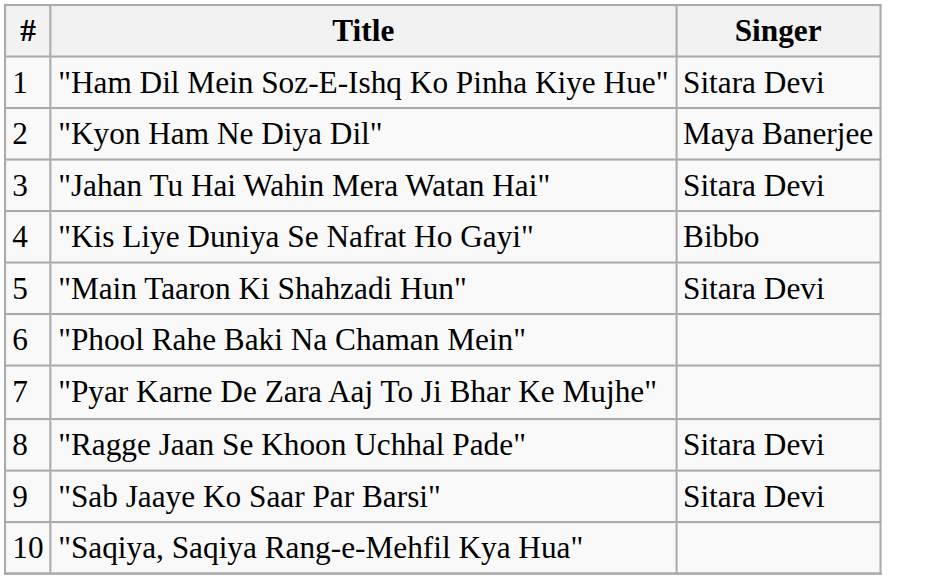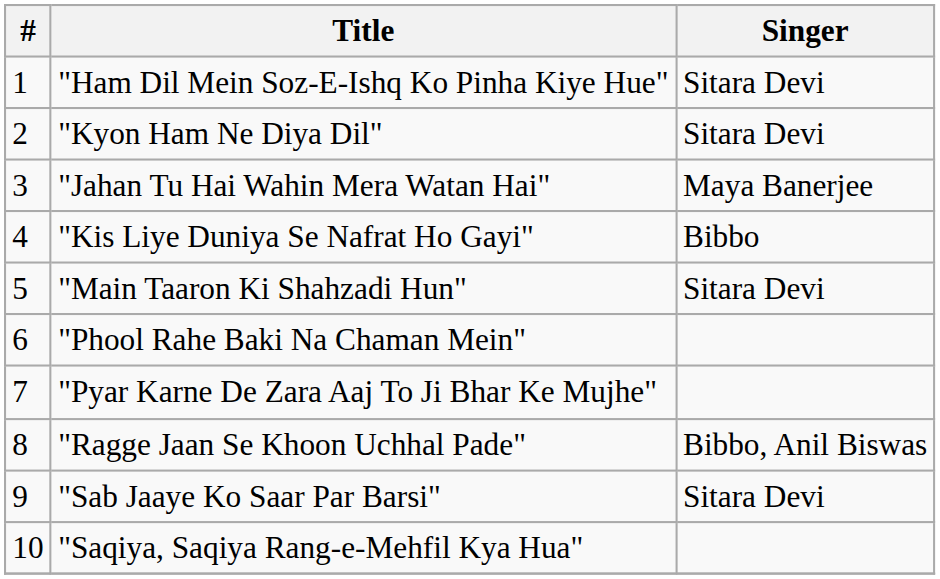(778, 133) Maya Banerjee -> (754, 133) Sitara Devi
(754, 185) Sitara Devi -> (778, 185) Maya Banerjee
(754, 443) Sitara Devi -> (805, 443) Bibbo, Anil Biswas
